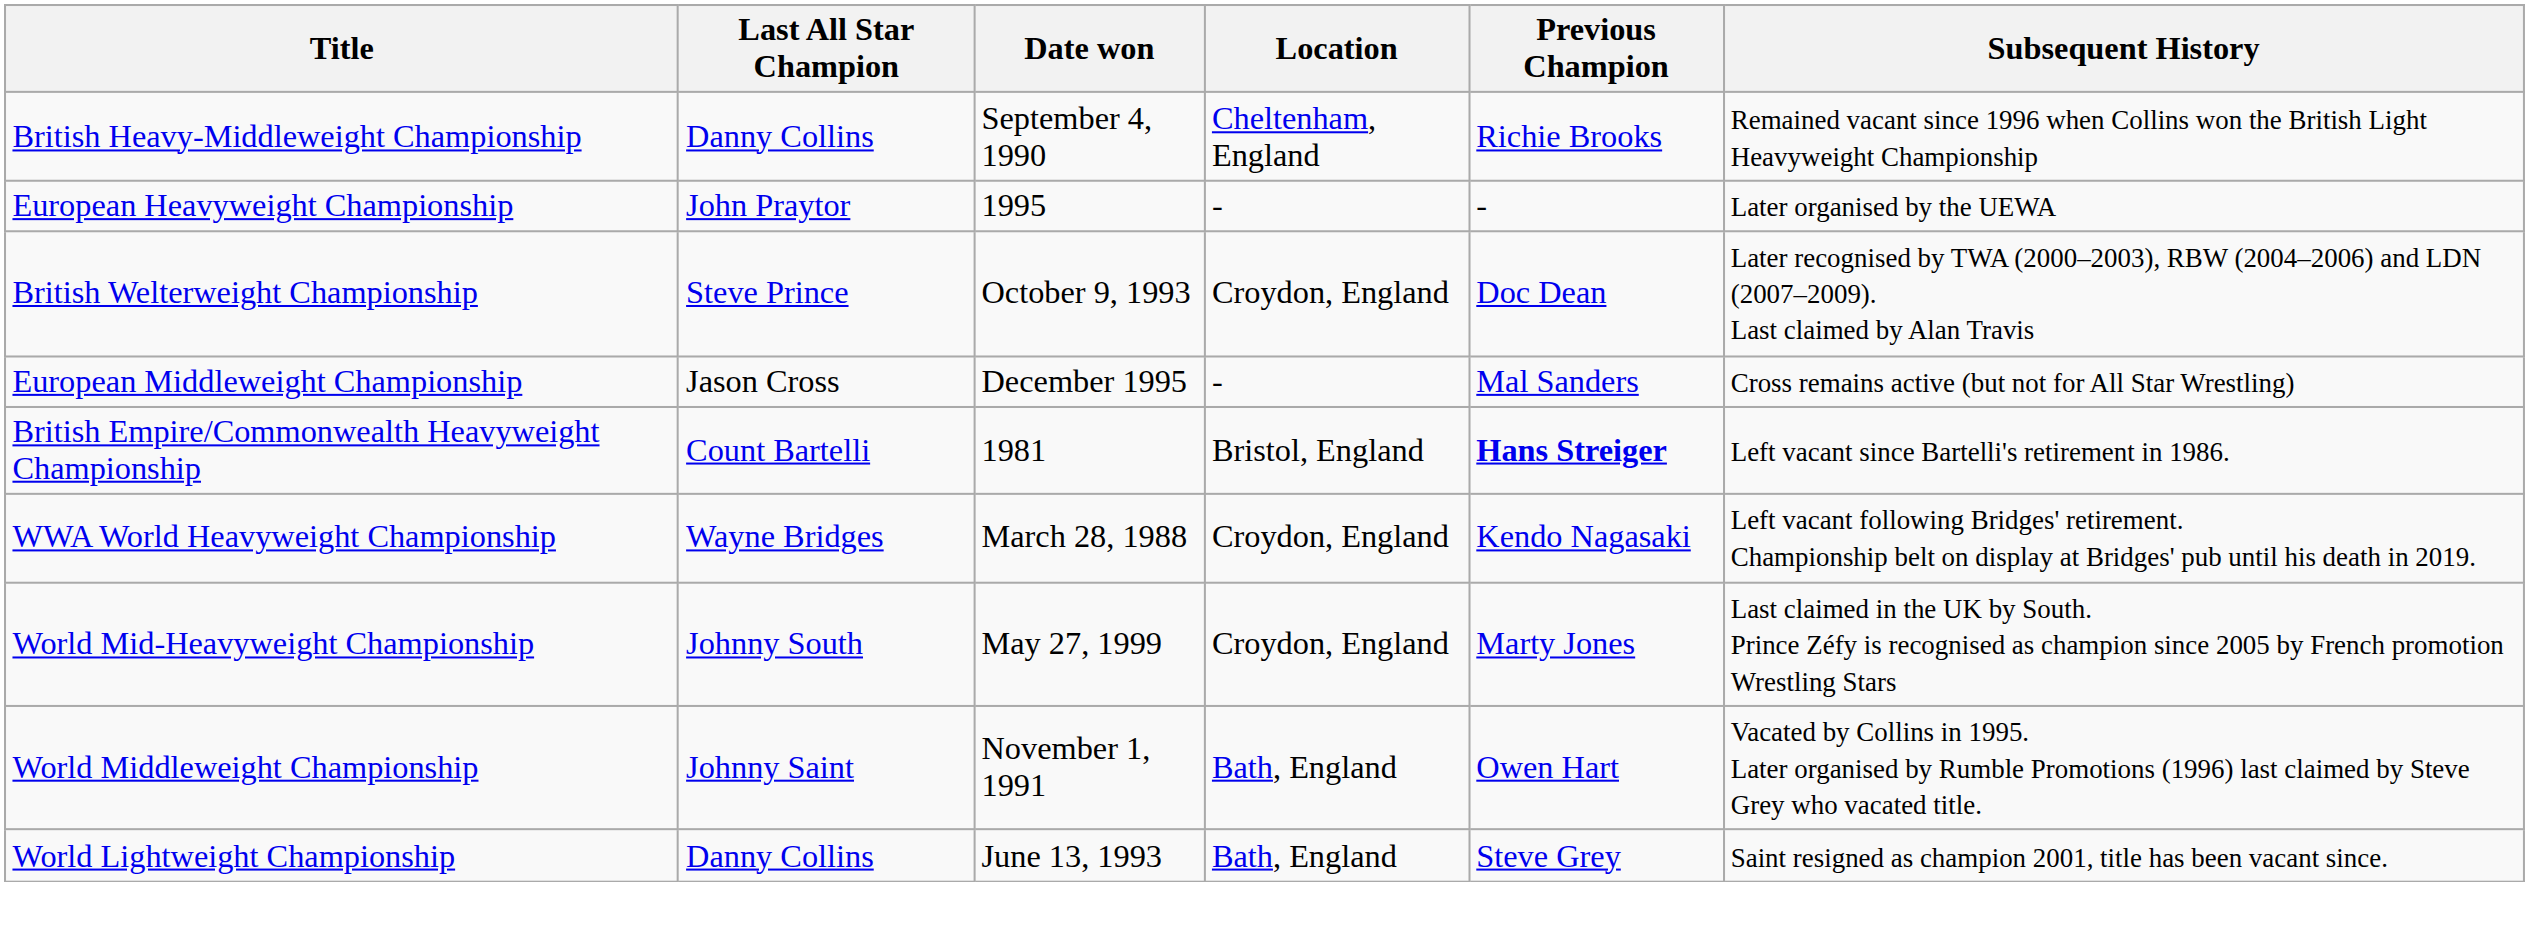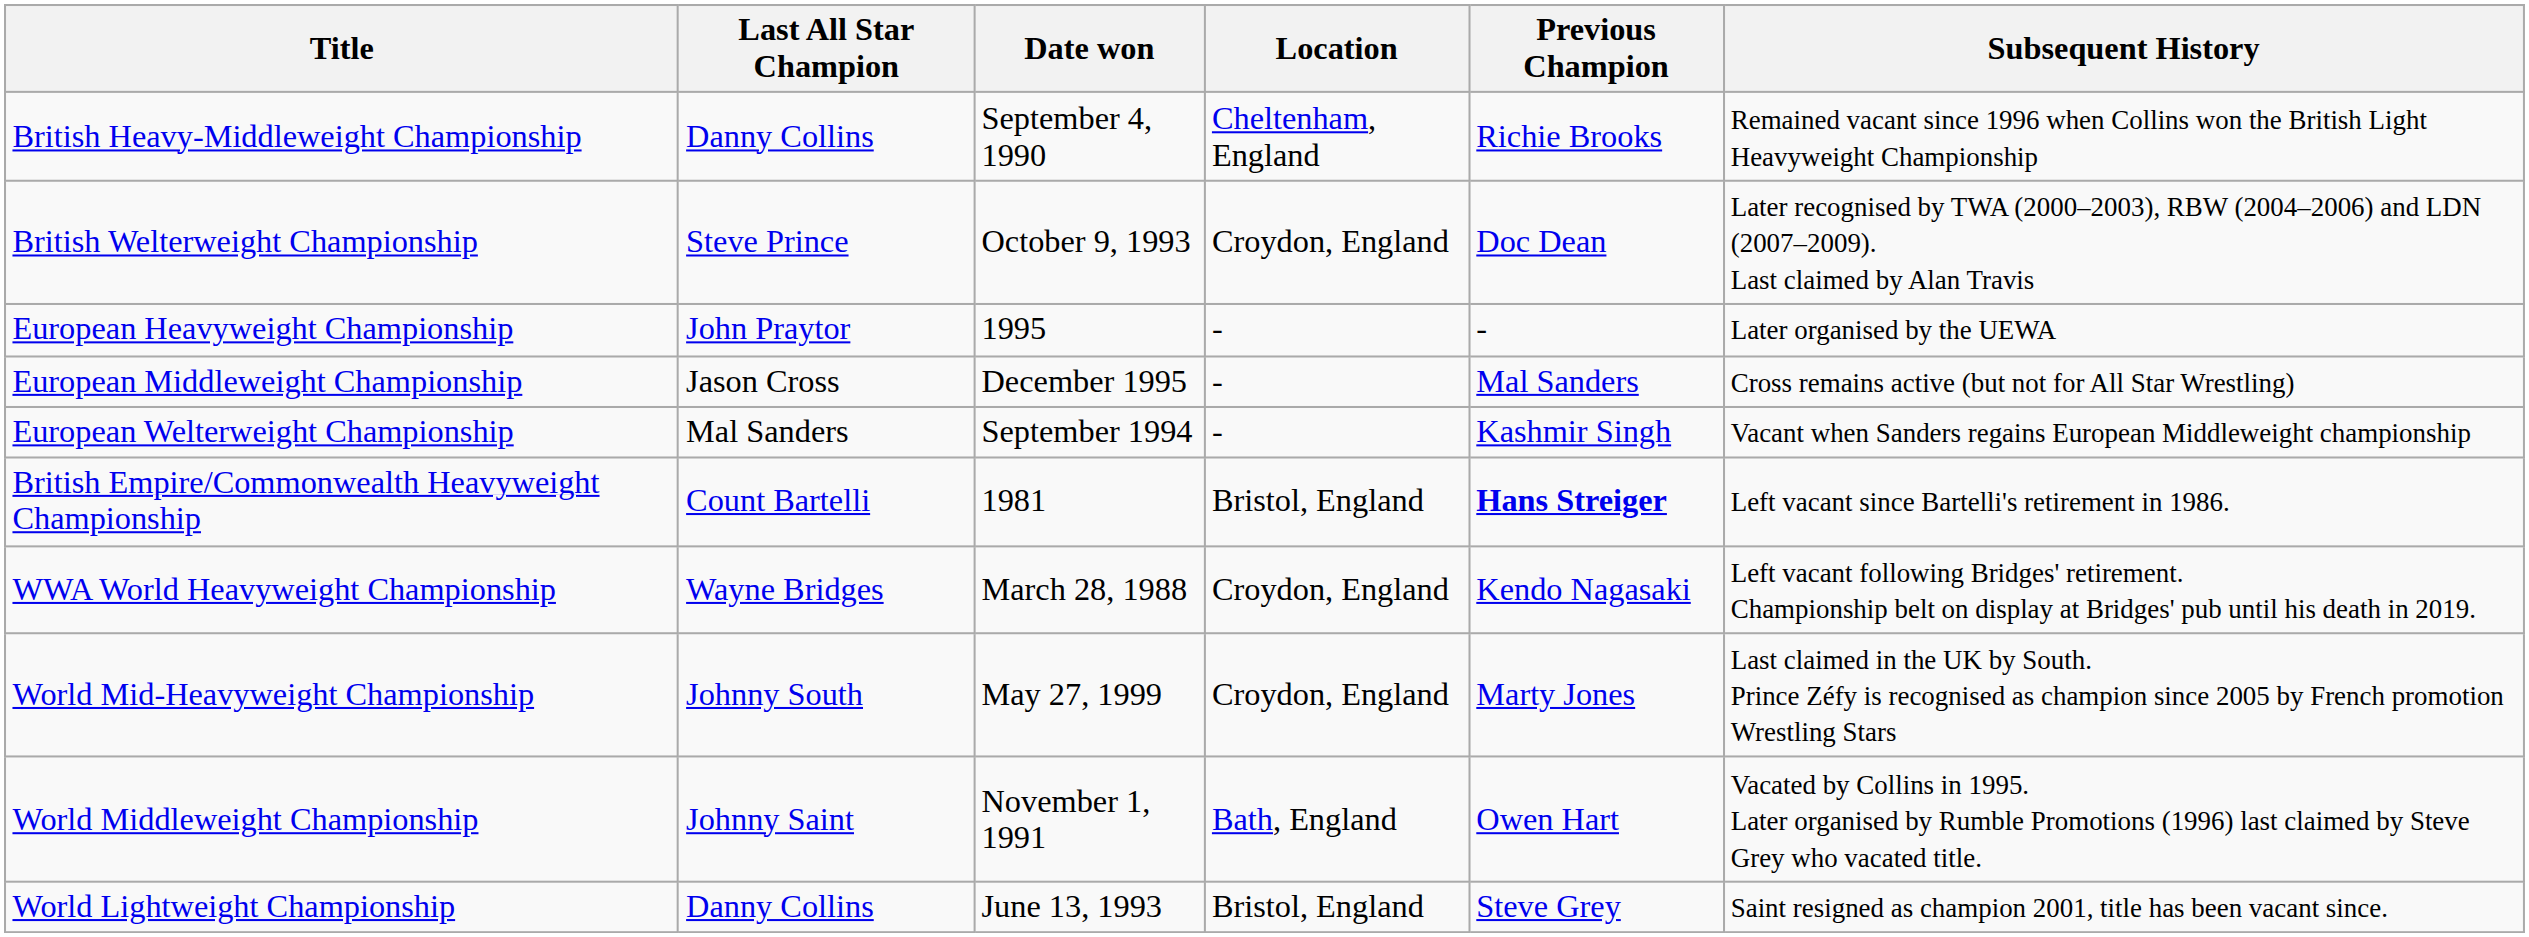rows swapped: (245, 292) <-> (263, 205)
+ row: (263, 431)
(1304, 855) Bath, England -> (1318, 906) Bristol, England
